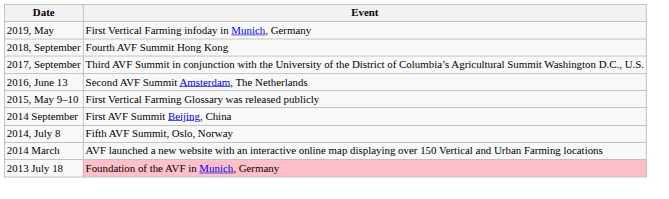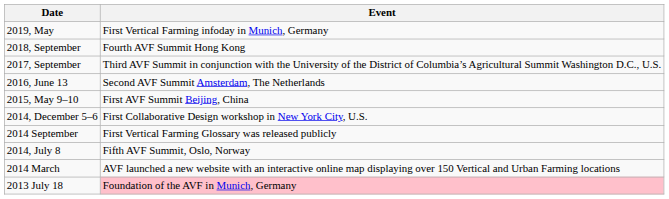(202, 99) First Vertical Farming Glossary was released publicly -> (176, 99) First AVF Summit Beijing, China
+ row: (52, 116)
(158, 116) First AVF Summit Beijing, China -> (220, 133) First Vertical Farming Glossary was released publicly
